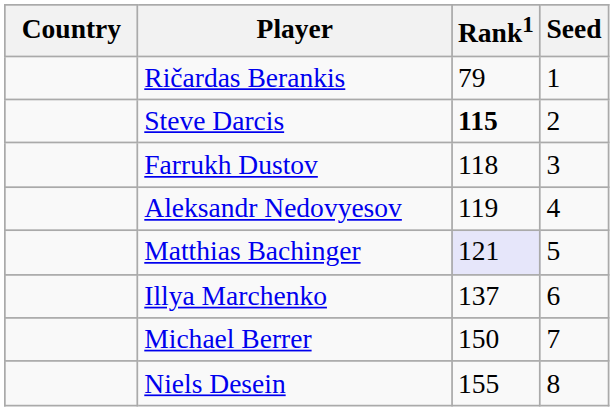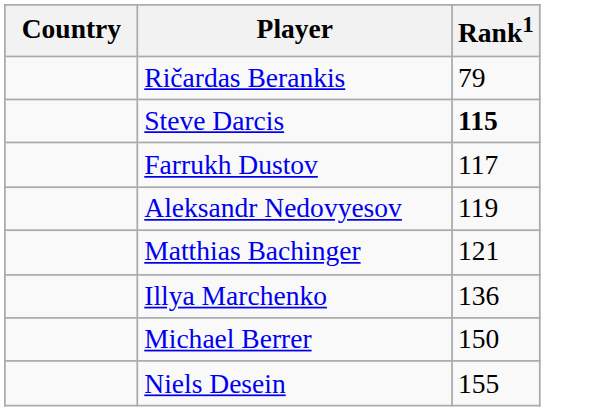- column: (574, 30)
(478, 164) 118 -> (478, 164) 117
(479, 251) lavender background -> (479, 251) no background
(479, 295) 137 -> (479, 295) 136
